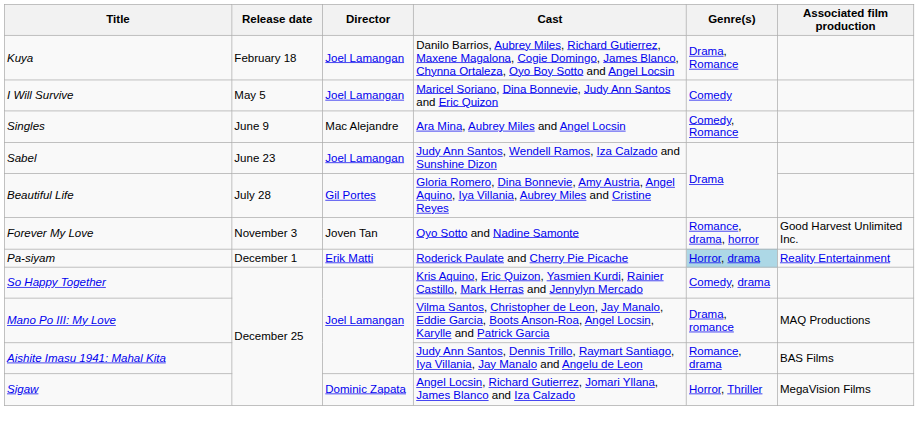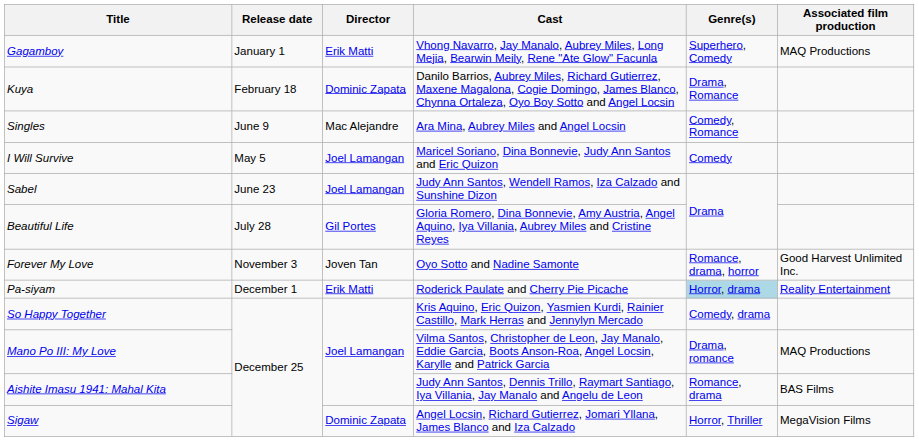+ row: (35, 51)
(365, 57) Joel Lamangan -> (366, 89) Dominic Zapata
rows swapped: (40, 95) <-> (26, 126)
